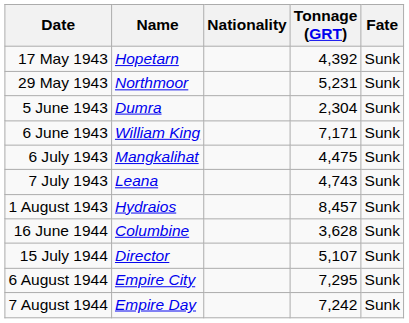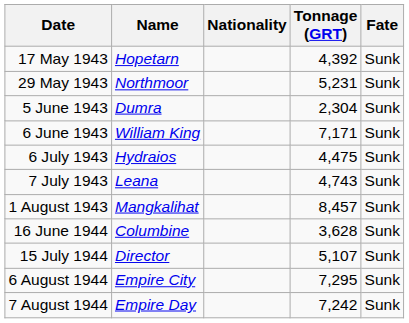(157, 157) Mangkalihat -> (146, 157) Hydraios
(146, 206) Hydraios -> (157, 206) Mangkalihat
